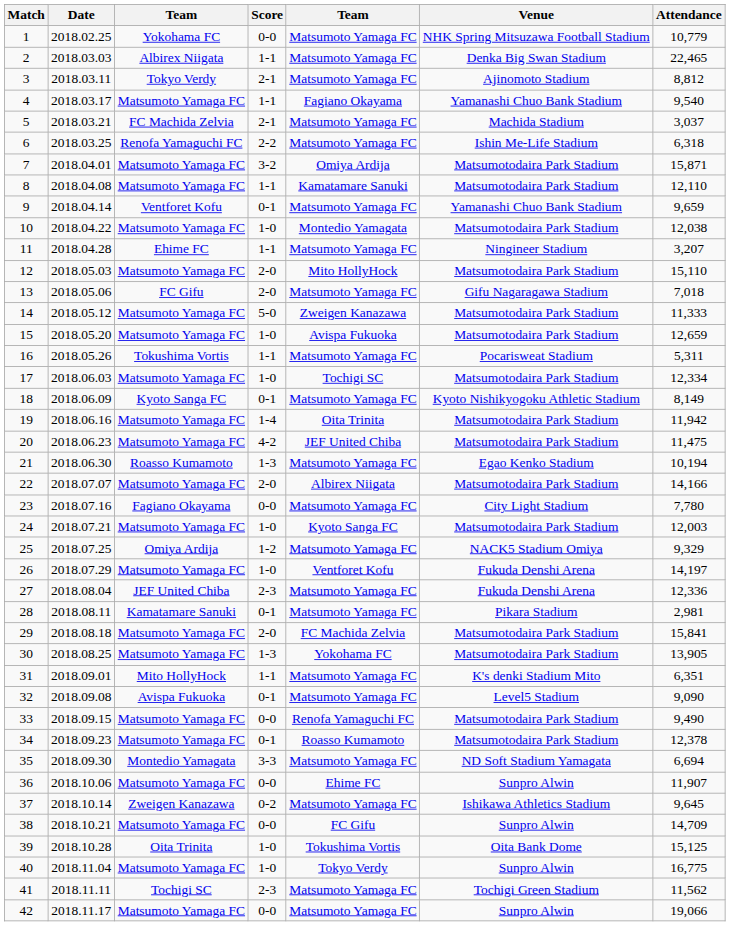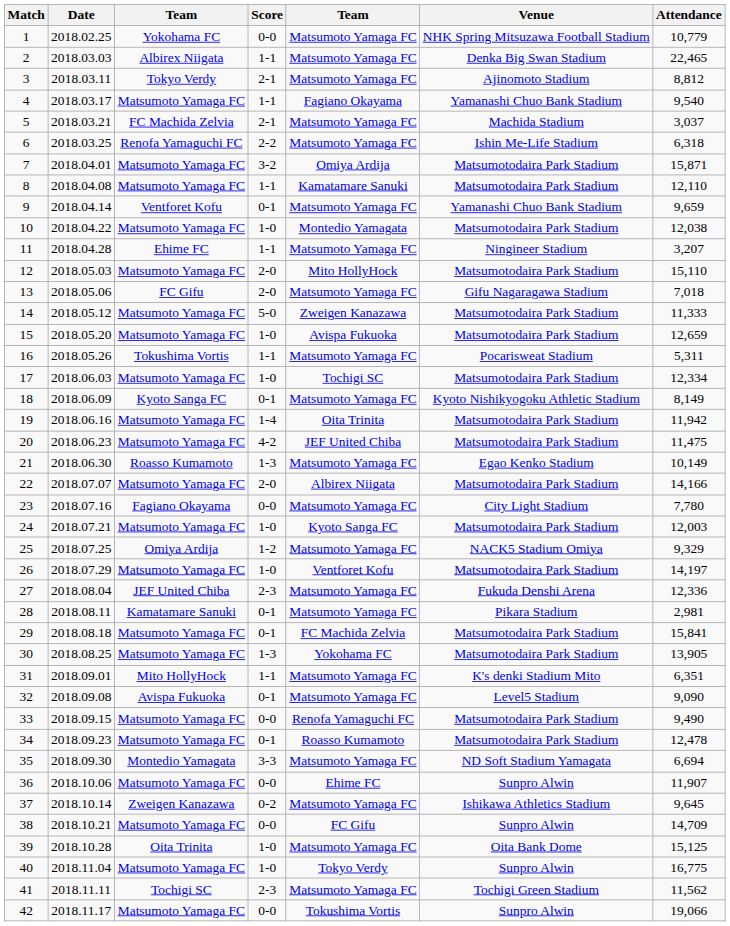(689, 462) 10,194 -> (689, 462) 10,149
(536, 569) Fukuda Denshi Arena -> (536, 569) Matsumotodaira Park Stadium
(267, 633) 2-0 -> (267, 633) 0-1
(689, 739) 12,378 -> (689, 739) 12,478
(353, 846) Tokushima Vortis -> (353, 846) Matsumoto Yamaga FC
(353, 910) Matsumoto Yamaga FC -> (353, 910) Tokushima Vortis
